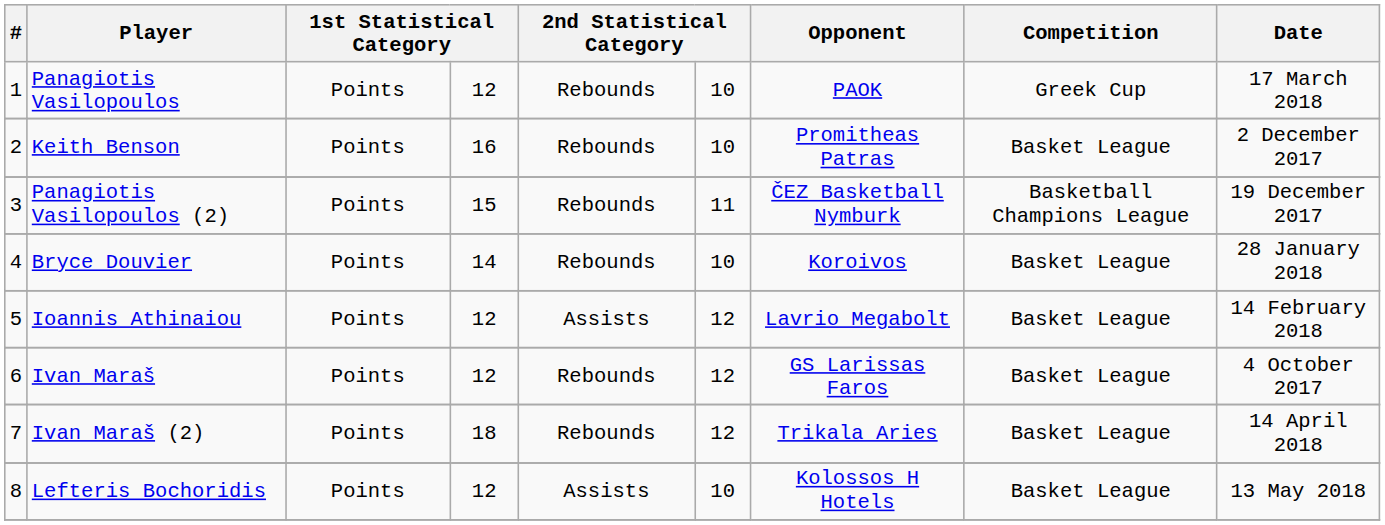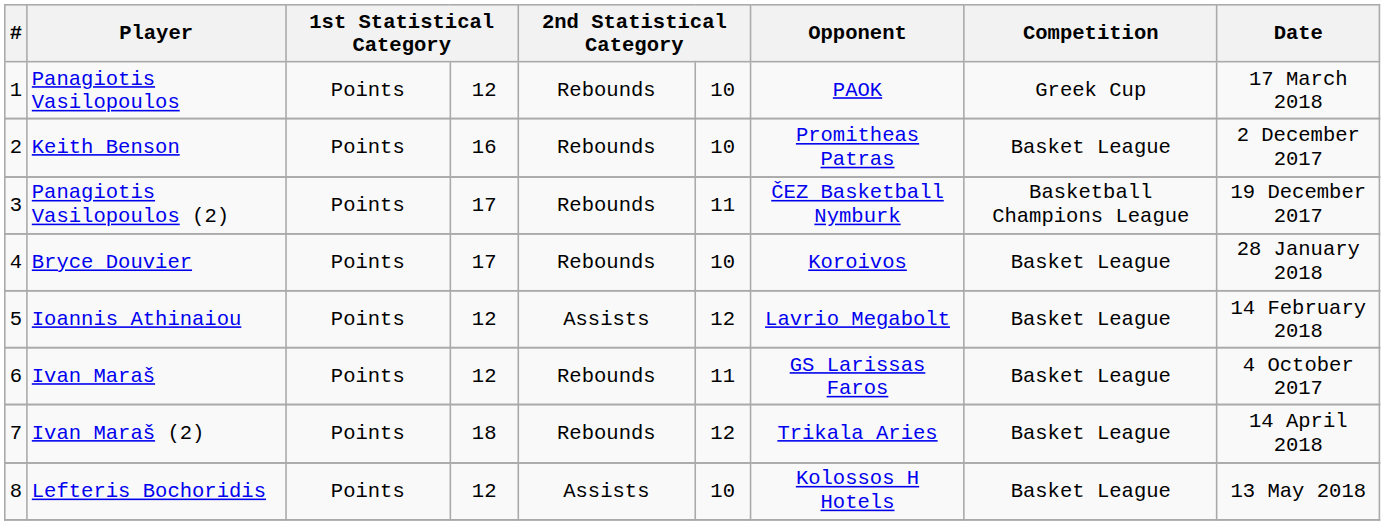(484, 205) 15 -> (484, 205) 17
(484, 262) 14 -> (484, 262) 17
(723, 376) 12 -> (723, 376) 11
